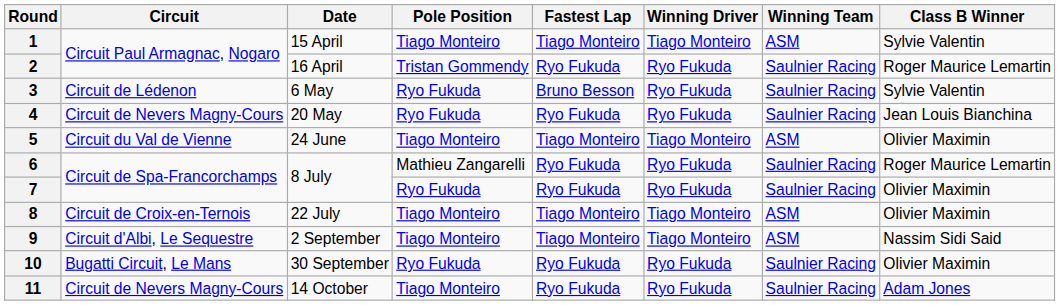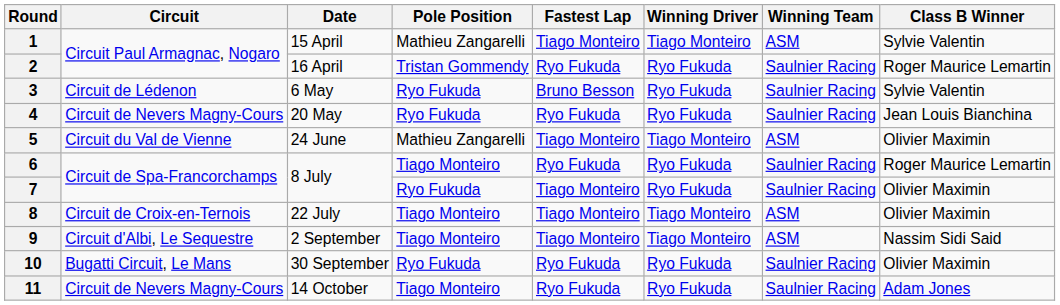(448, 41) Tiago Monteiro -> (461, 41) Mathieu Zangarelli
(448, 140) Tiago Monteiro -> (461, 140) Mathieu Zangarelli
(461, 164) Mathieu Zangarelli -> (448, 164) Tiago Monteiro
(578, 189) Ryo Fukuda -> (588, 189) Tiago Monteiro
